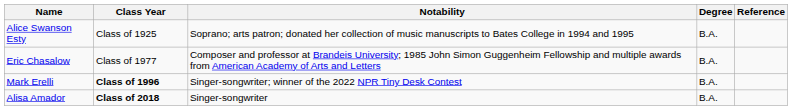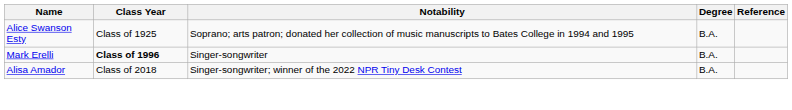- row: (38, 60)
(326, 81) Singer-songwriter; winner of the 2022 NPR Tiny Desk Contest -> (229, 54) Singer-songwriter
(128, 97) bold -> (126, 70) normal
(229, 97) Singer-songwriter -> (326, 70) Singer-songwriter; winner of the 2022 NPR Tiny Desk Contest
